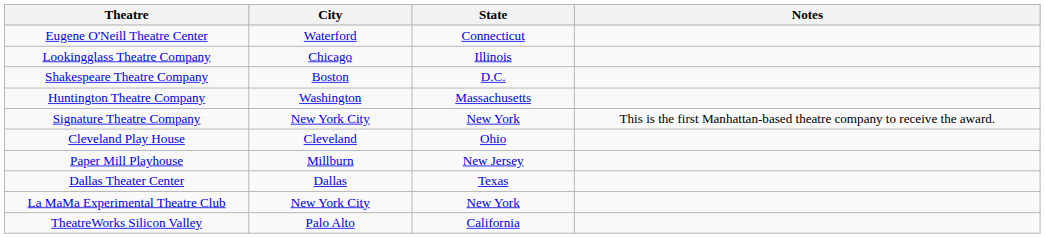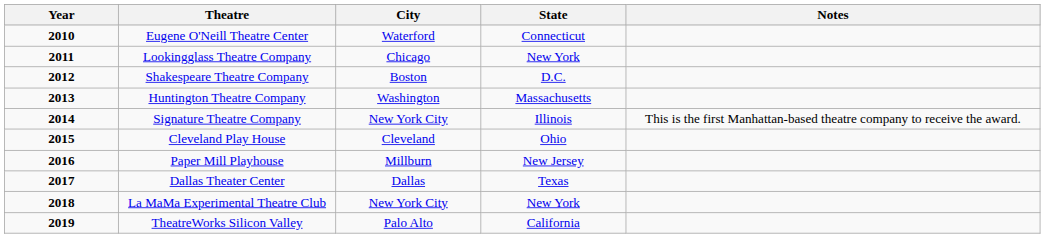+ column: (61, 14)
(493, 56) Illinois -> (553, 56) New York
(493, 118) New York -> (553, 118) Illinois
